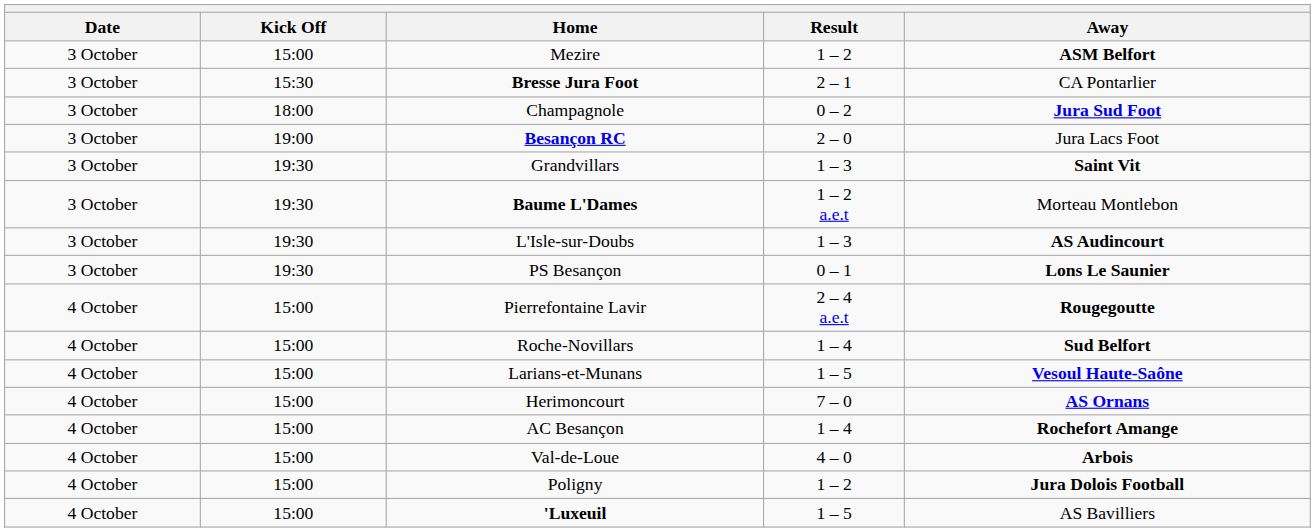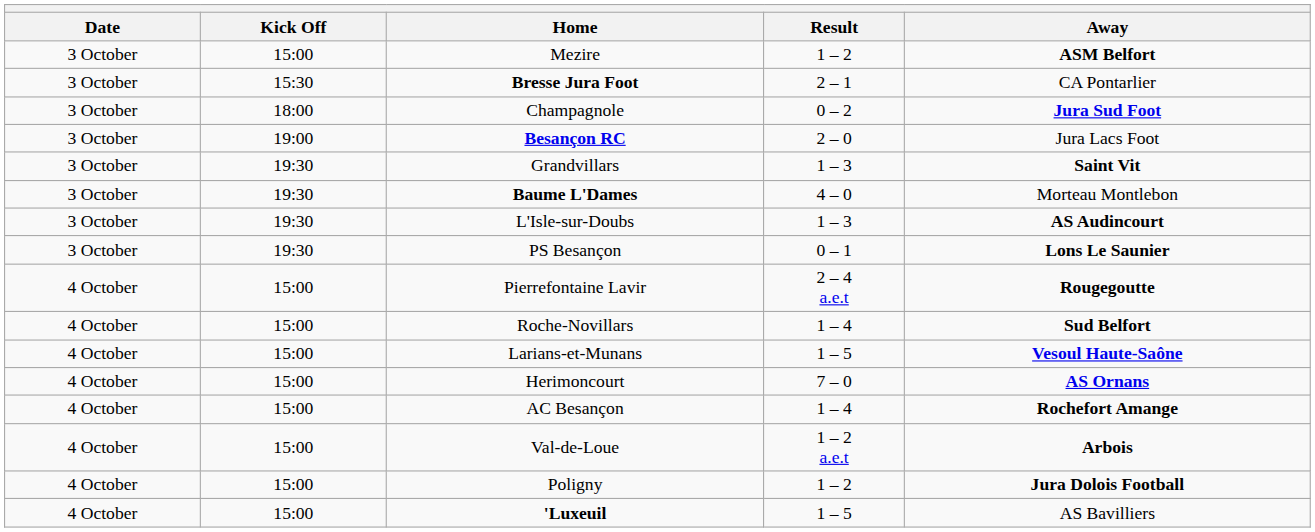(834, 203) 1 – 2 a.e.t -> (834, 194) 4 – 0
(834, 456) 4 – 0 -> (834, 447) 1 – 2 a.e.t
